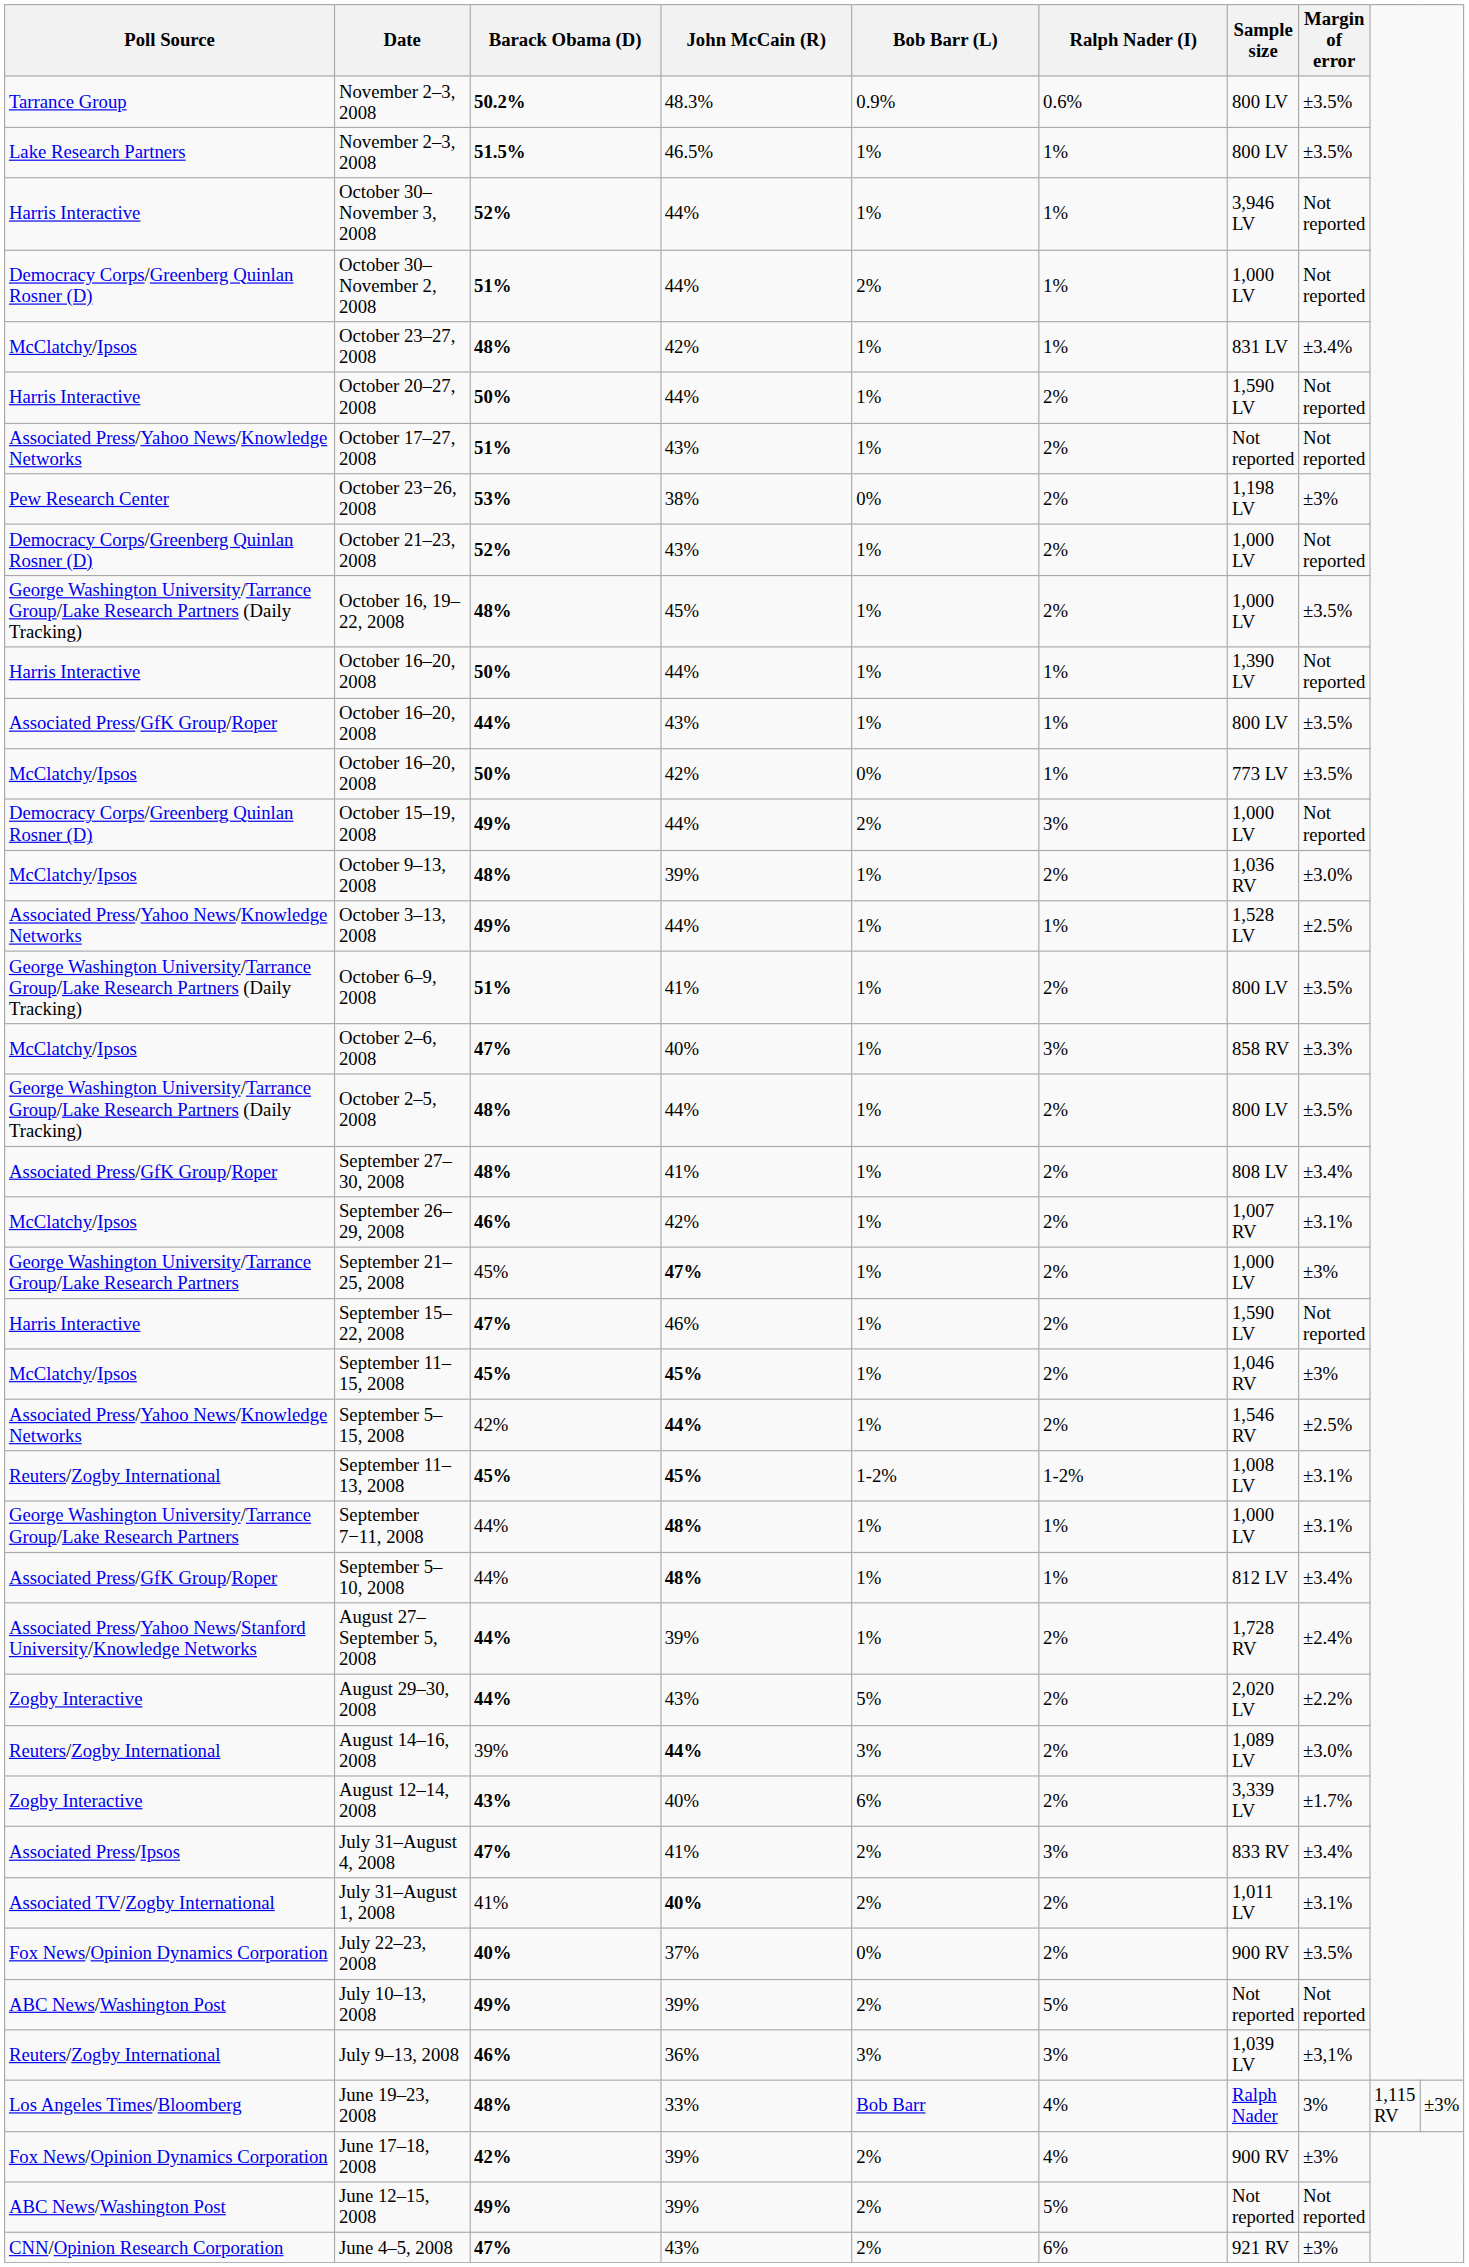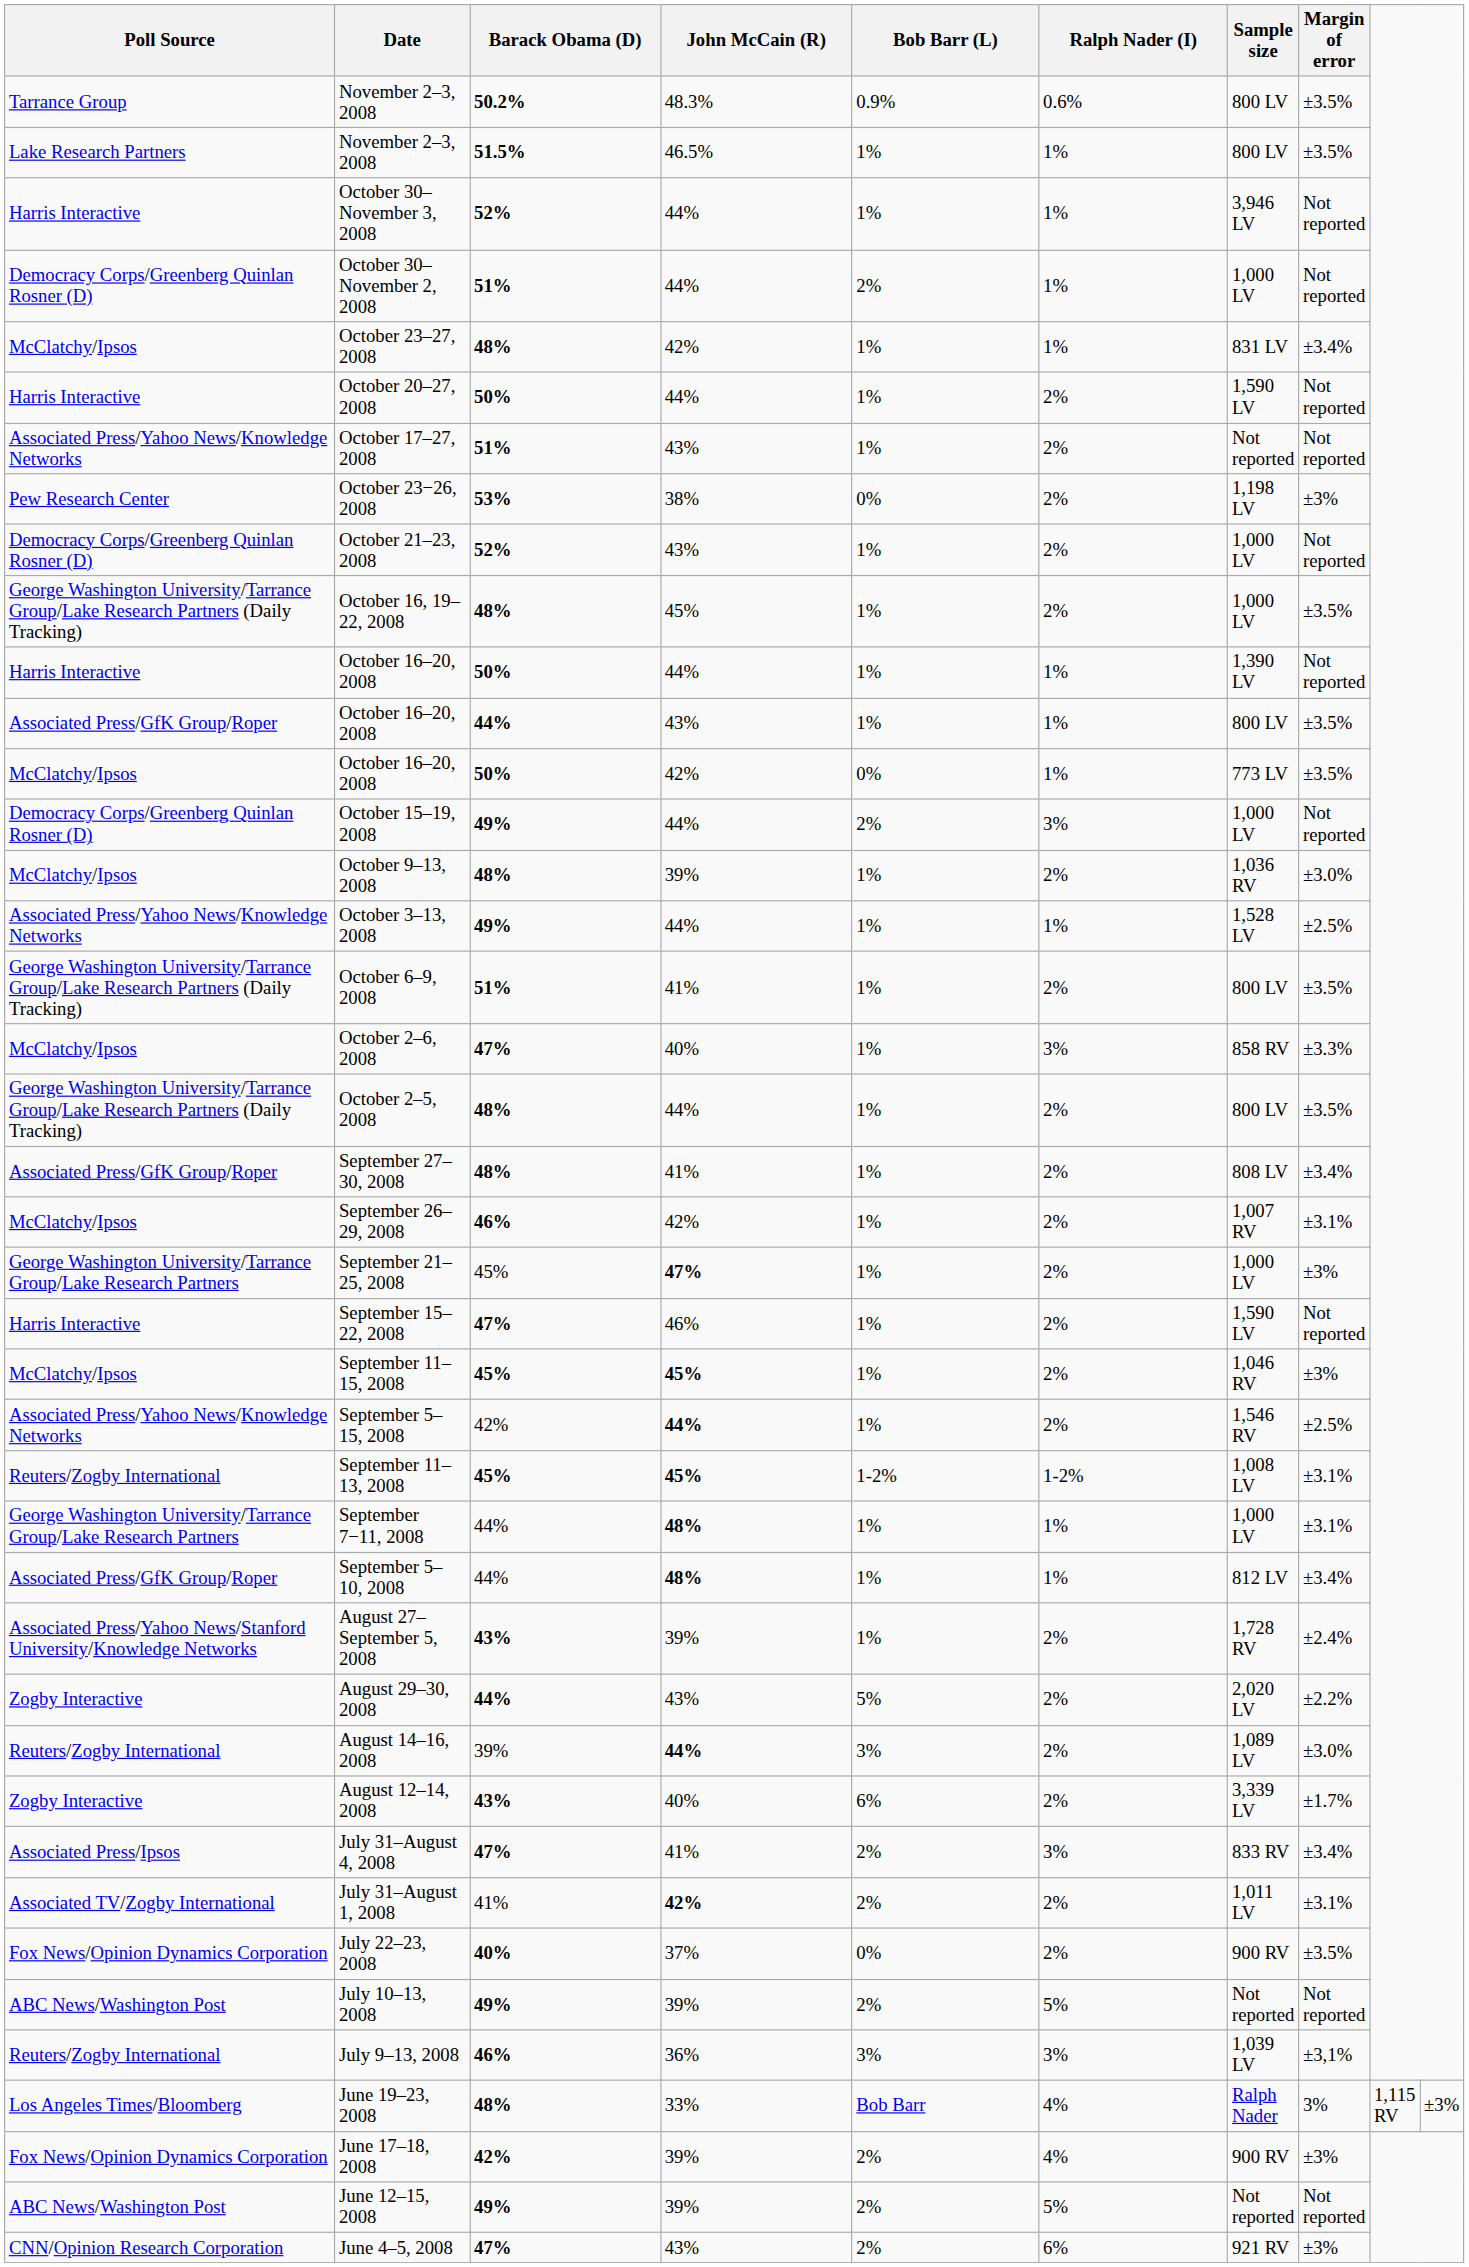(493, 1638) 44% -> (493, 1638) 43%
(683, 1902) 40% -> (683, 1902) 42%
